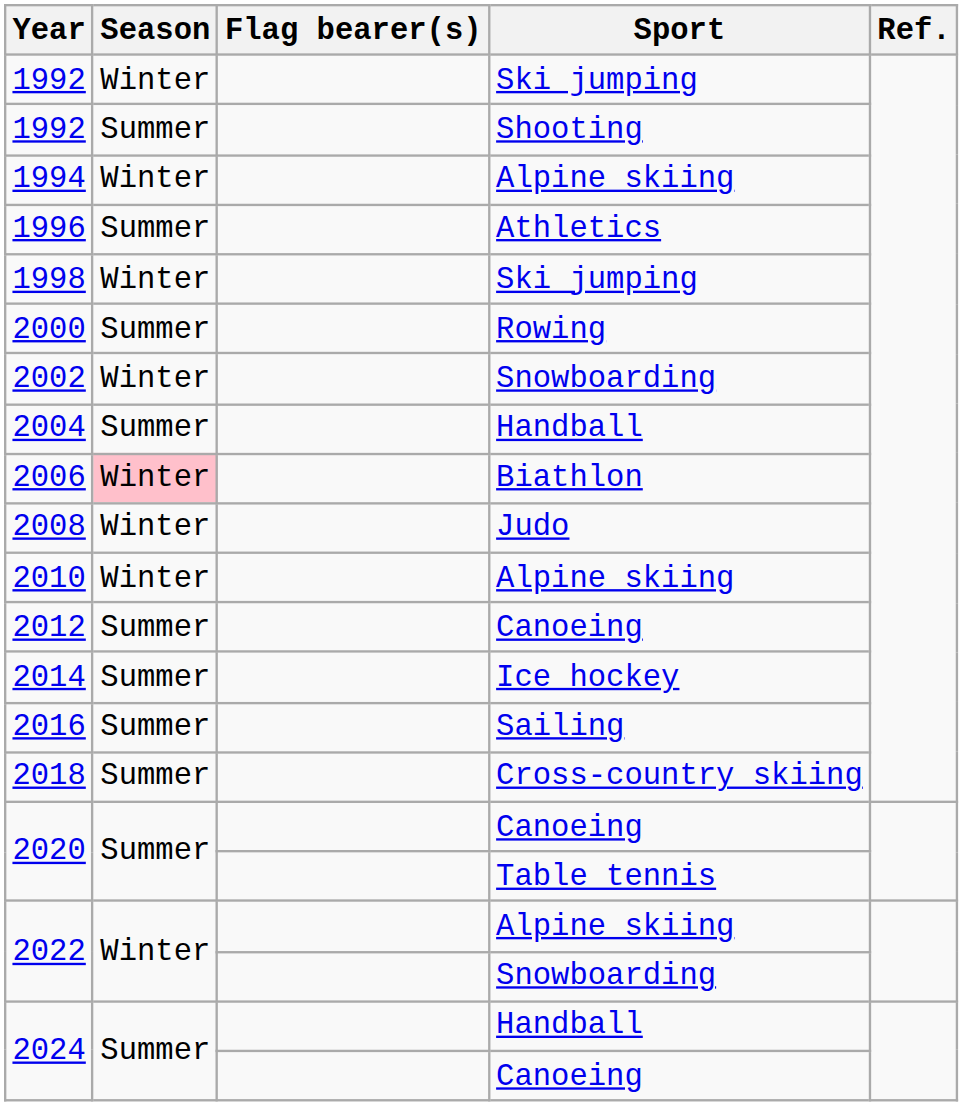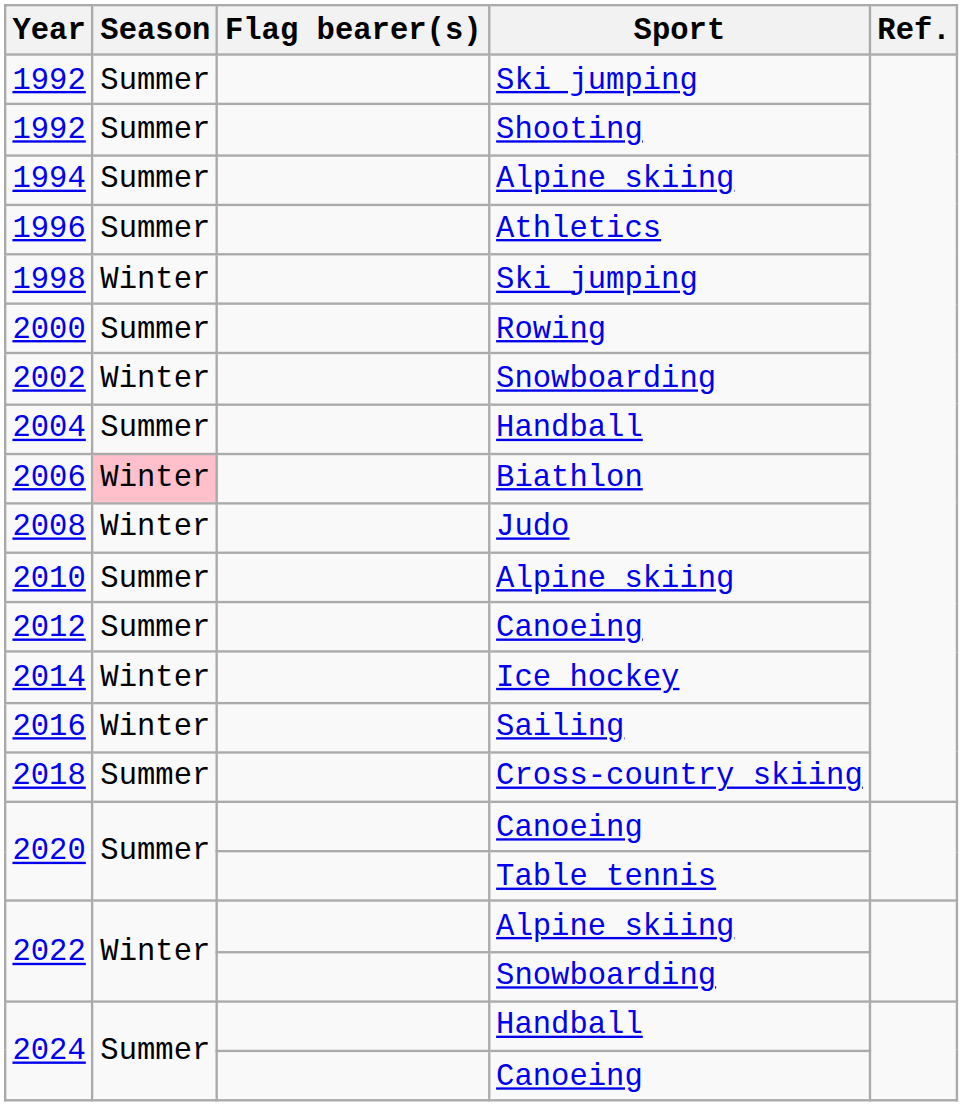(155, 80) Winter -> (155, 80) Summer
(155, 179) Winter -> (155, 179) Summer
(155, 578) Winter -> (155, 578) Summer
(155, 677) Summer -> (155, 677) Winter
(155, 727) Summer -> (155, 727) Winter
